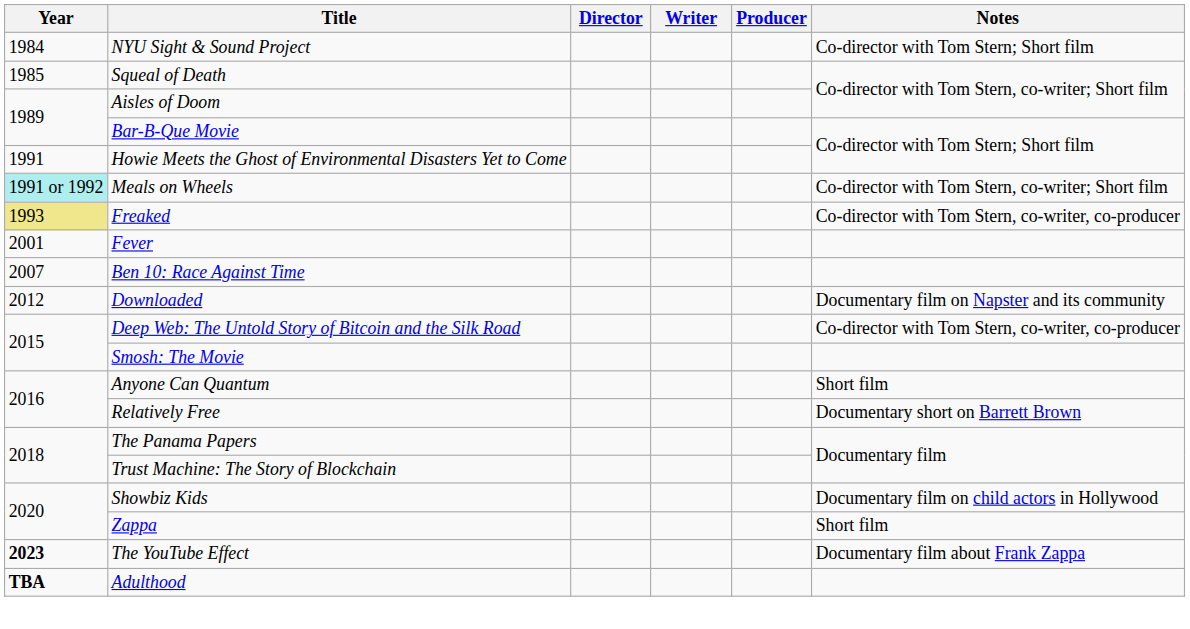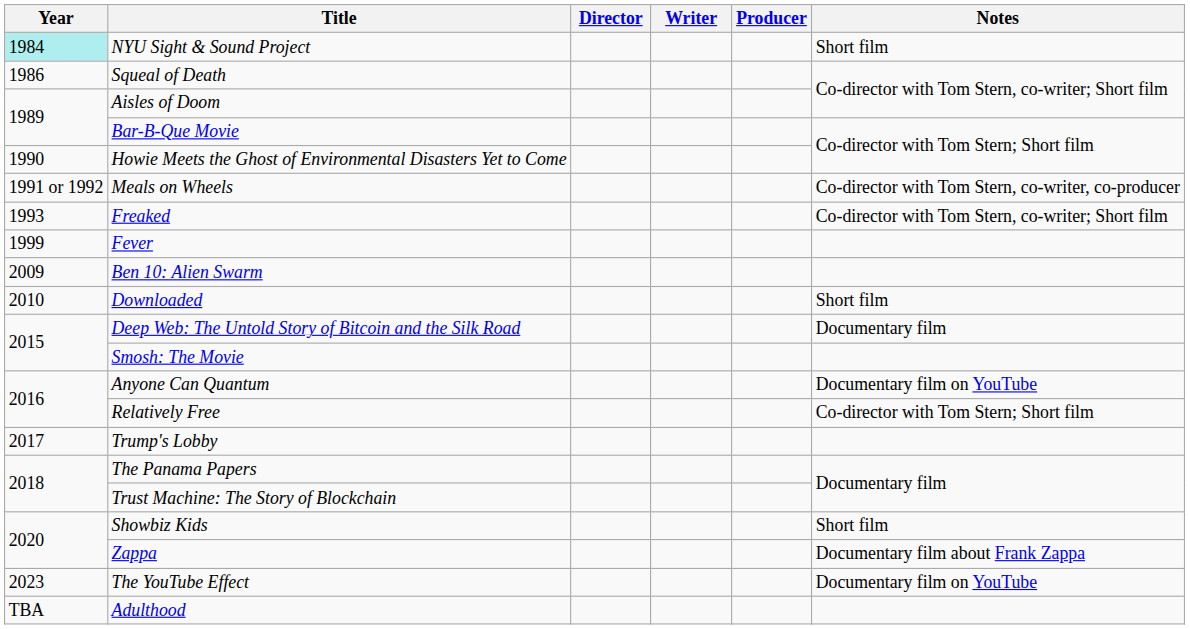(26, 46) no background -> (26, 46) paleturquoise background
(955, 46) Co-director with Tom Stern; Short film -> (852, 46) Short film
(26, 74) 1985 -> (26, 74) 1986
(26, 159) 1991 -> (26, 159) 1990
(56, 187) paleturquoise background -> (56, 187) no background
(992, 187) Co-director with Tom Stern, co-writer; Short film -> (998, 187) Co-director with Tom Stern, co-writer, co-producer
(26, 215) khaki background -> (26, 215) no background
(998, 215) Co-director with Tom Stern, co-writer, co-producer -> (992, 215) Co-director with Tom Stern, co-writer; Short film
(26, 243) 2001 -> (26, 243) 1999
- row: (208, 272)
+ row: (187, 272)
(26, 300) 2012 -> (26, 300) 2010
(990, 300) Documentary film on Napster and its community -> (852, 300) Short film
(998, 328) Co-director with Tom Stern, co-writer, co-producer -> (881, 328) Documentary film
(852, 384) Short film -> (926, 384) Documentary film on YouTube
(948, 412) Documentary short on Barrett Brown -> (955, 412) Co-director with Tom Stern; Short film
+ row: (165, 441)
(987, 497) Documentary film on child actors in Hollywood -> (852, 525) Short film
(852, 525) Short film -> (950, 553) Documentary film about Frank Zappa
(26, 553) bold -> (26, 581) normal
(950, 553) Documentary film about Frank Zappa -> (926, 581) Documentary film on YouTube
(27, 581) bold -> (26, 610) normal
